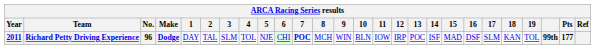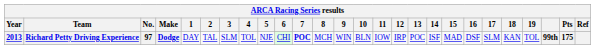(14, 38) 2011 -> (14, 38) 2013
(148, 38) 96 -> (148, 38) 97
(567, 38) 177 -> (567, 38) 175
